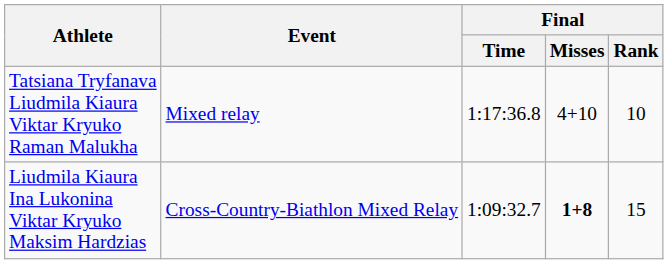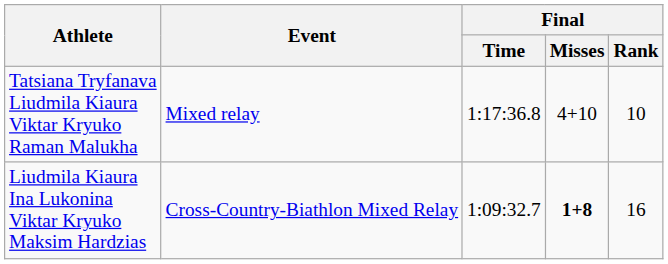(636, 209) 15 -> (636, 209) 16
